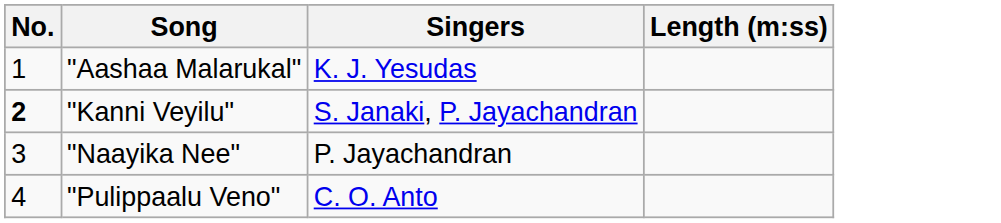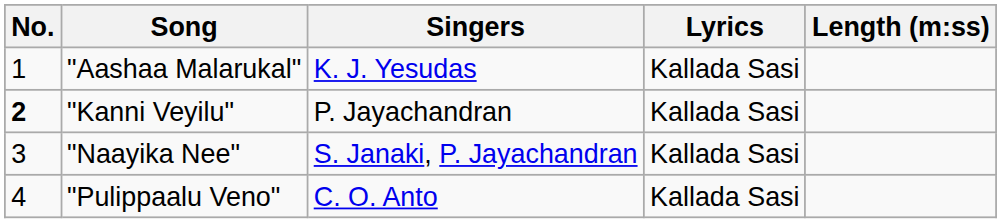+ column: (725, 26)
(476, 112) S. Janaki, P. Jayachandran -> (413, 112) P. Jayachandran
(413, 154) P. Jayachandran -> (476, 154) S. Janaki, P. Jayachandran
